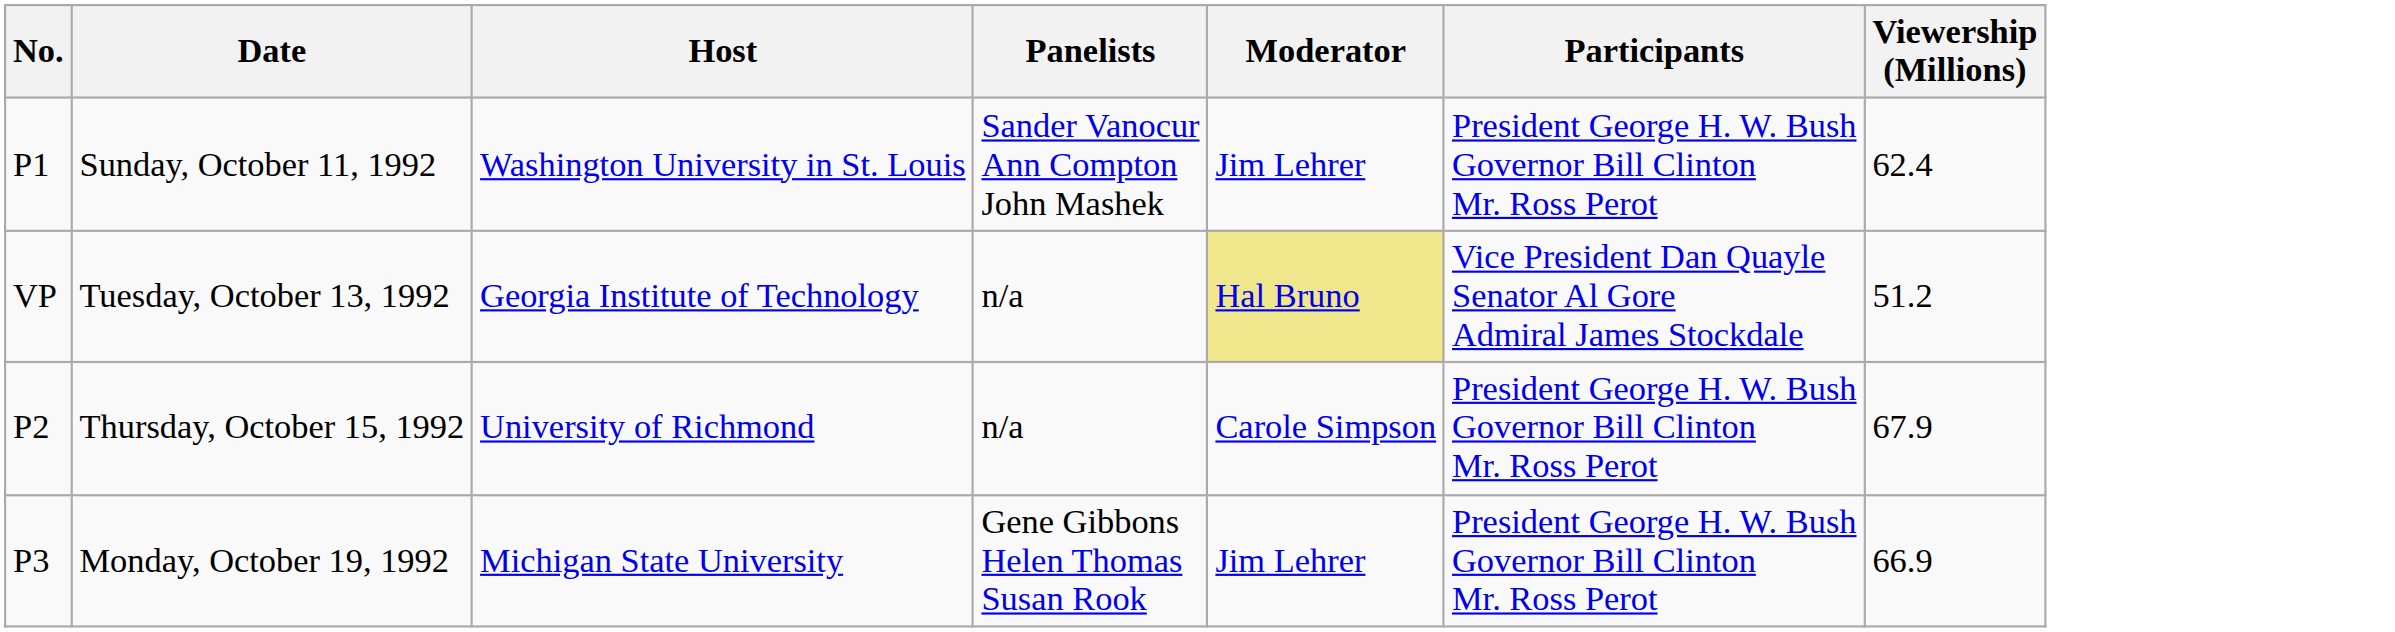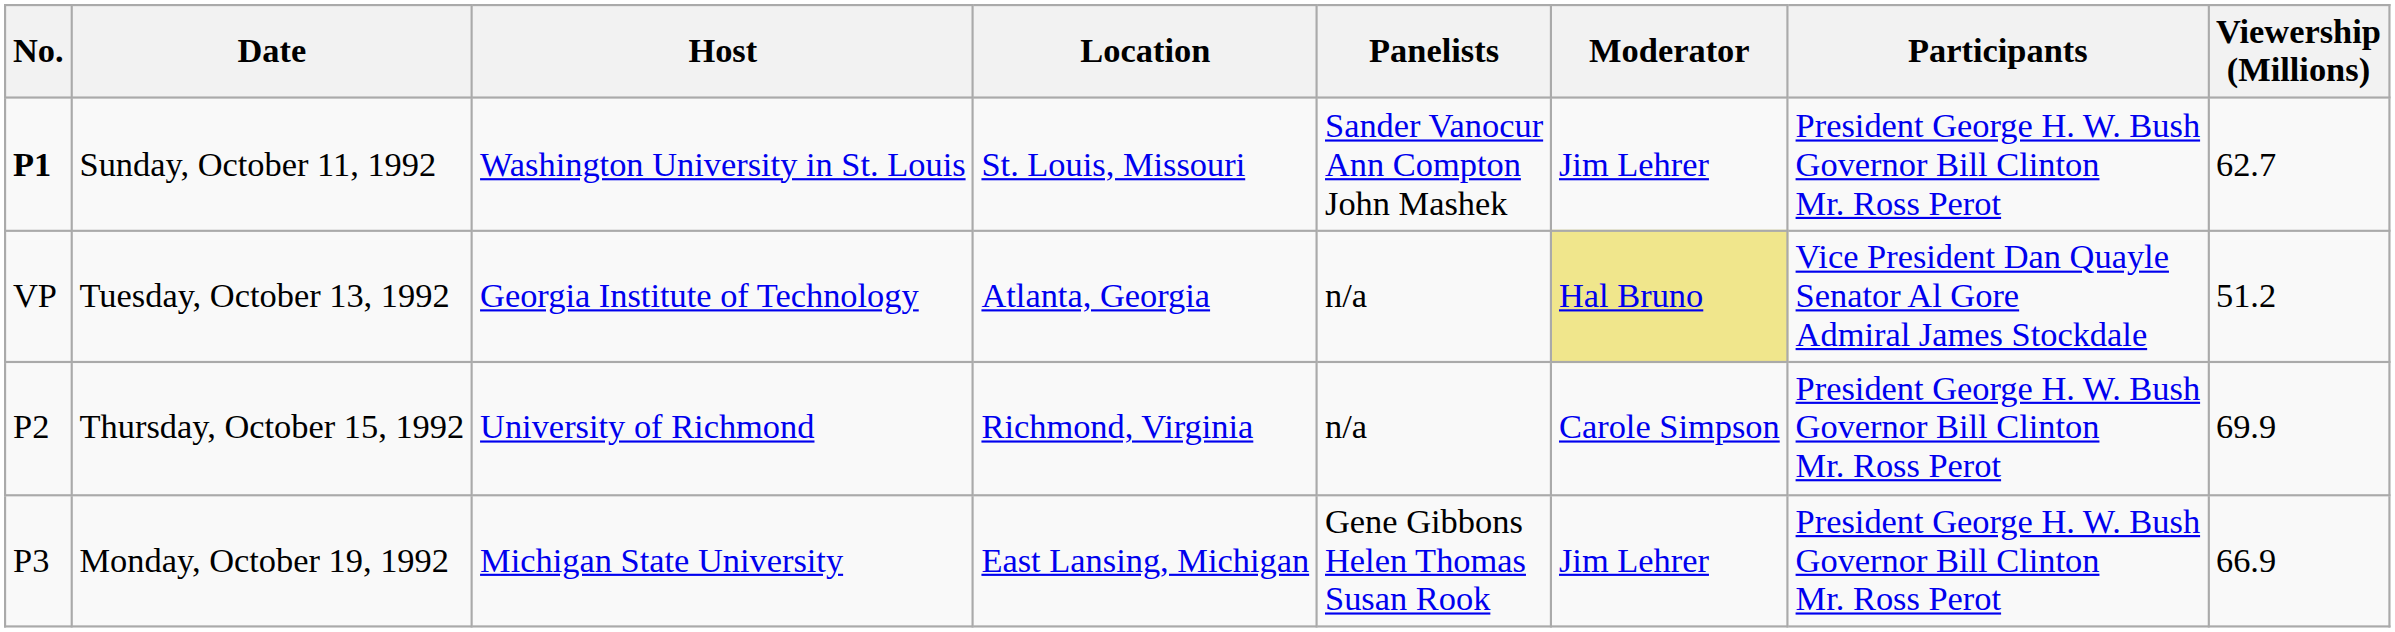+ column: (1145, 51)
(31, 163) normal -> (32, 163) bold
(1902, 163) 62.4 -> (2246, 163) 62.7
(1902, 427) 67.9 -> (2246, 427) 69.9
